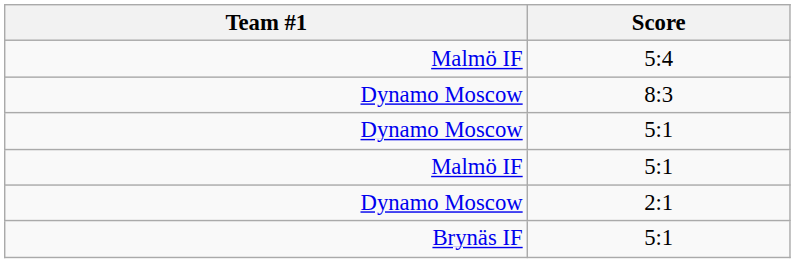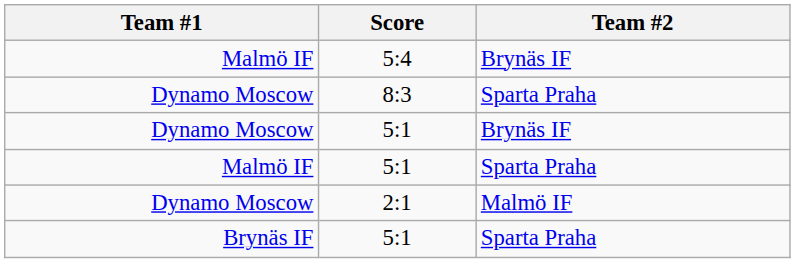+ column: (633, 22)
